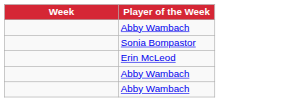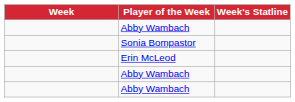+ column: (252, 12)
